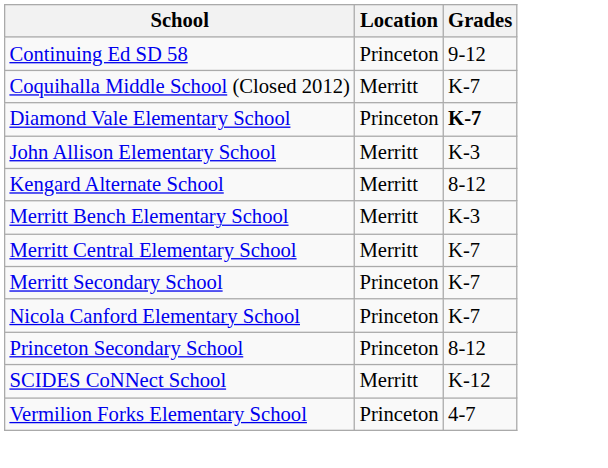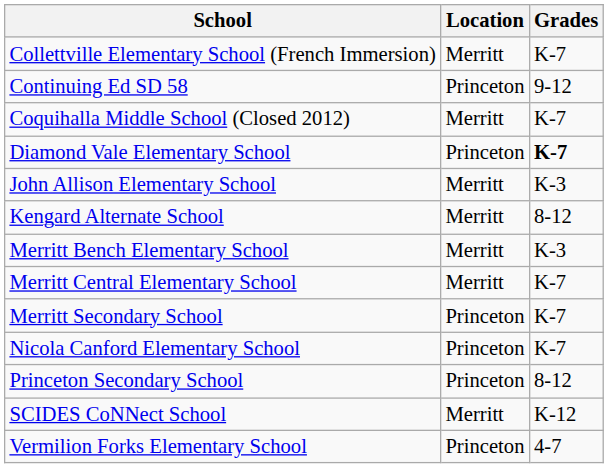+ row: (223, 53)
